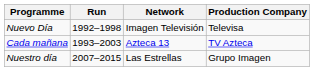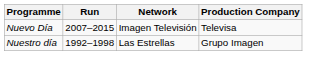(97, 27) 1992–1998 -> (90, 27) 2007–2015
- row: (37, 43)
(97, 58) 2007–2015 -> (90, 43) 1992–1998
